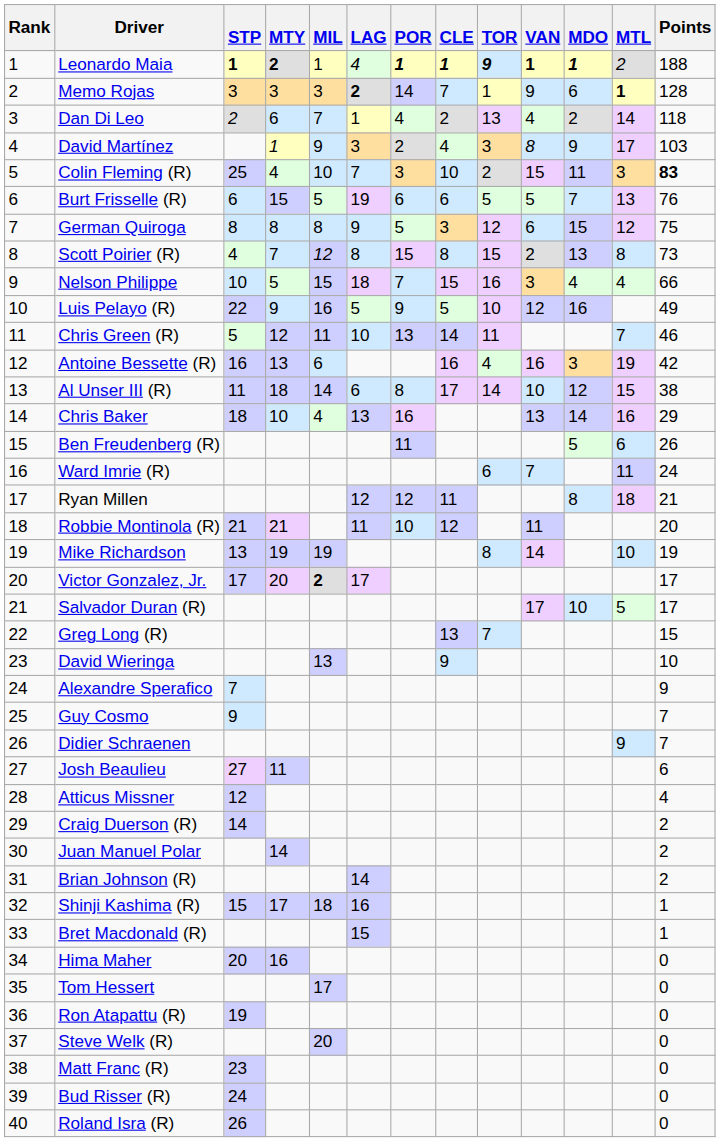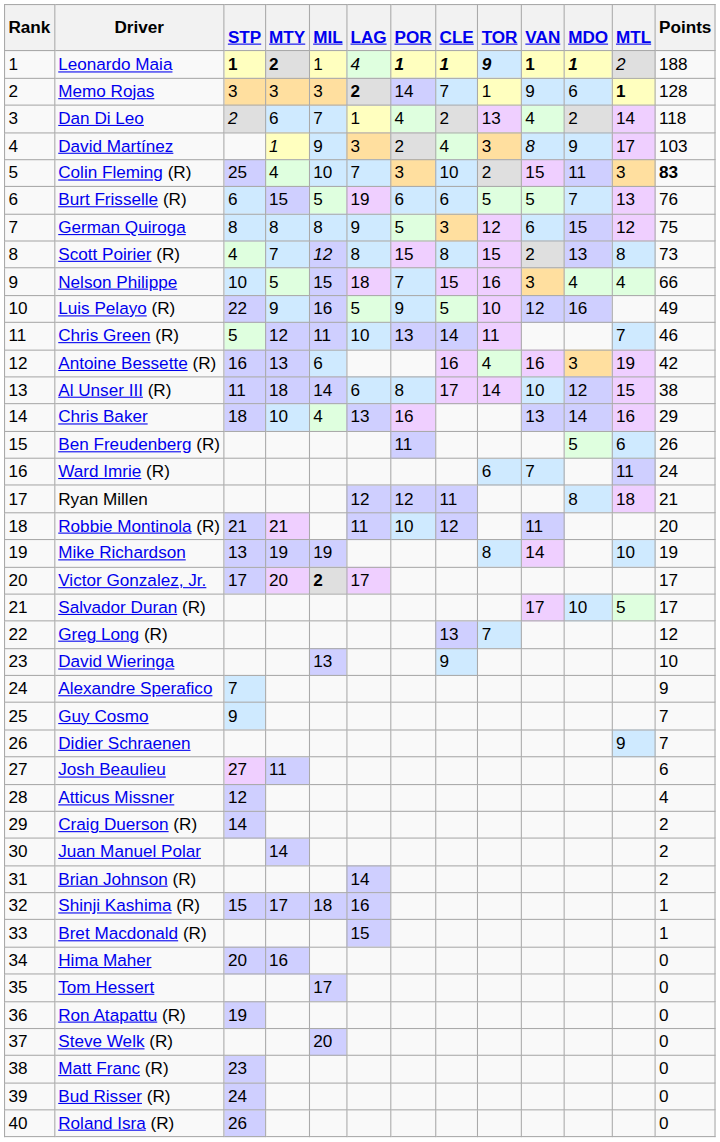(669, 634) 15 -> (669, 634) 12
